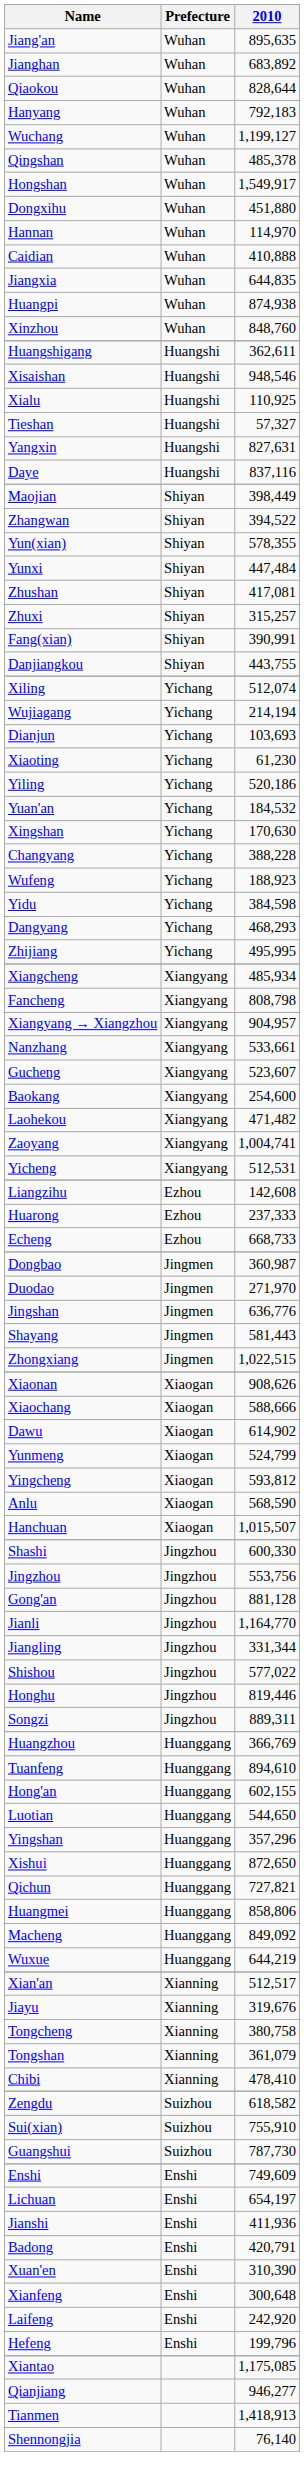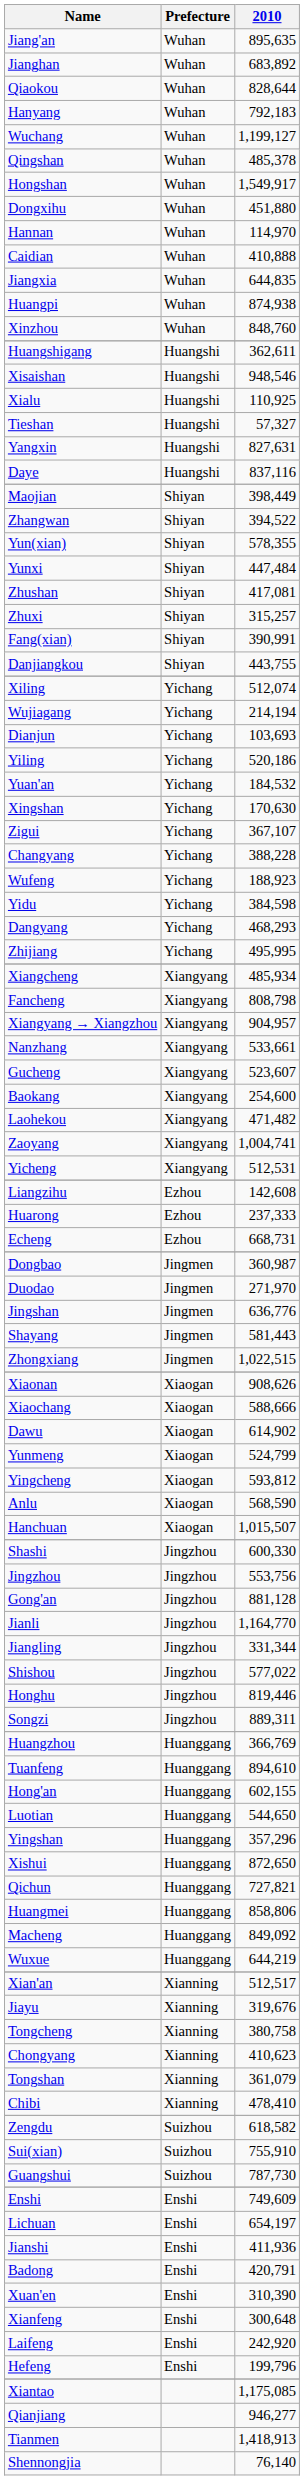- row: (33, 760)
+ row: (24, 832)
(272, 1240) 668,733 -> (272, 1240) 668,731
+ row: (41, 2055)
